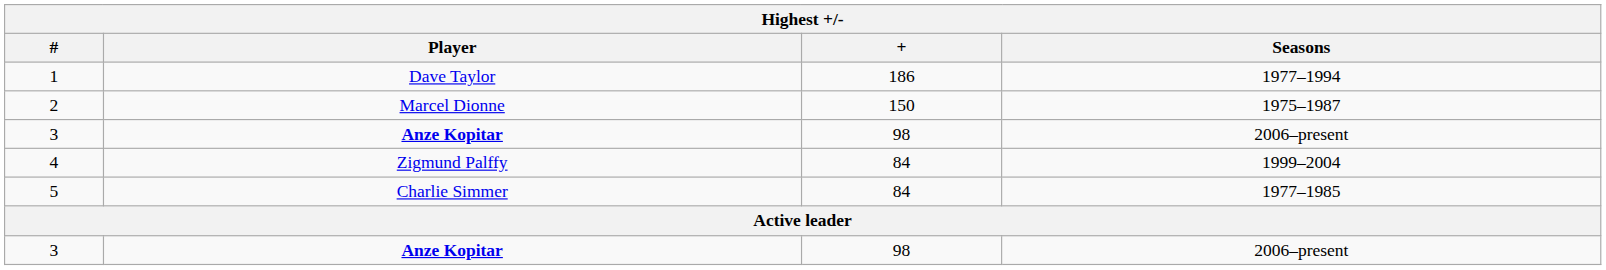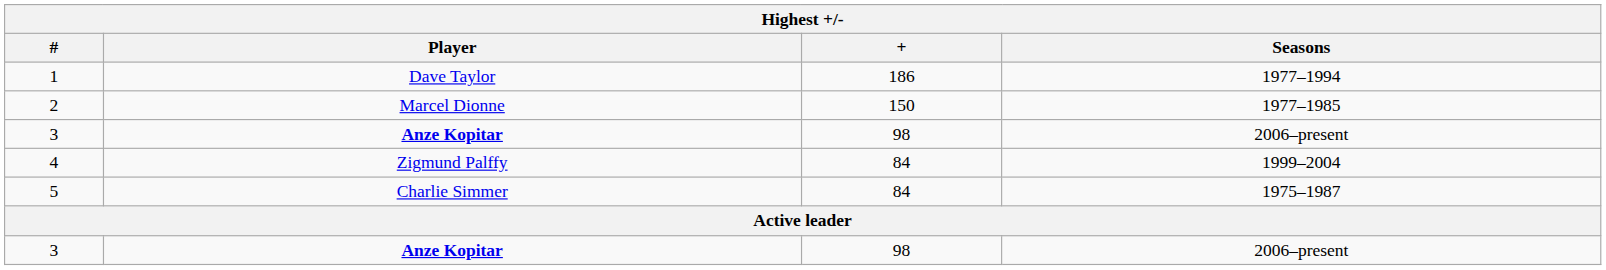(1301, 105) 1975–1987 -> (1301, 105) 1977–1985
(1301, 192) 1977–1985 -> (1301, 192) 1975–1987
